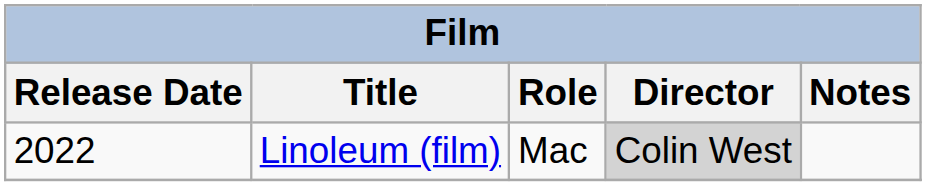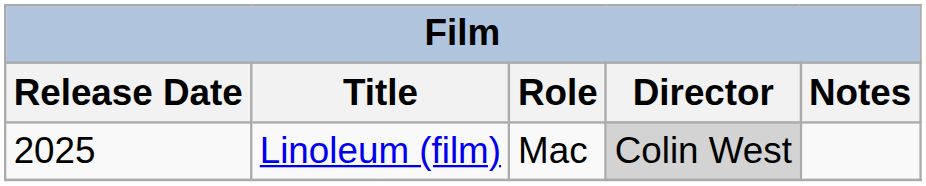(55, 150) 2022 -> (55, 150) 2025
